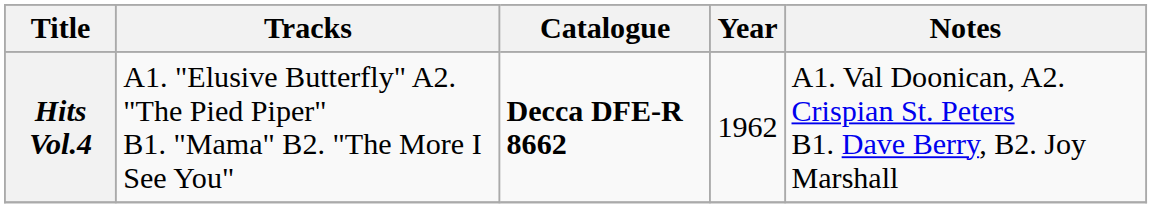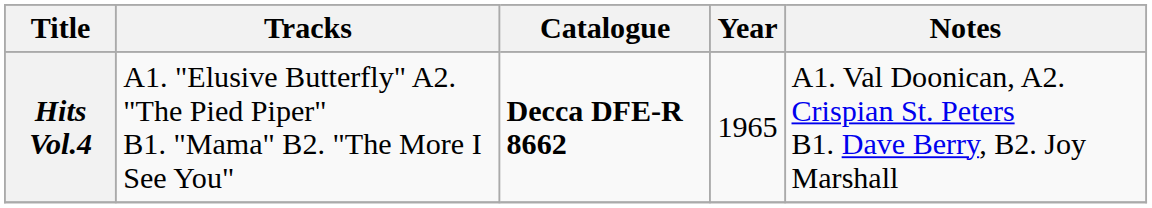(748, 126) 1962 -> (748, 126) 1965
